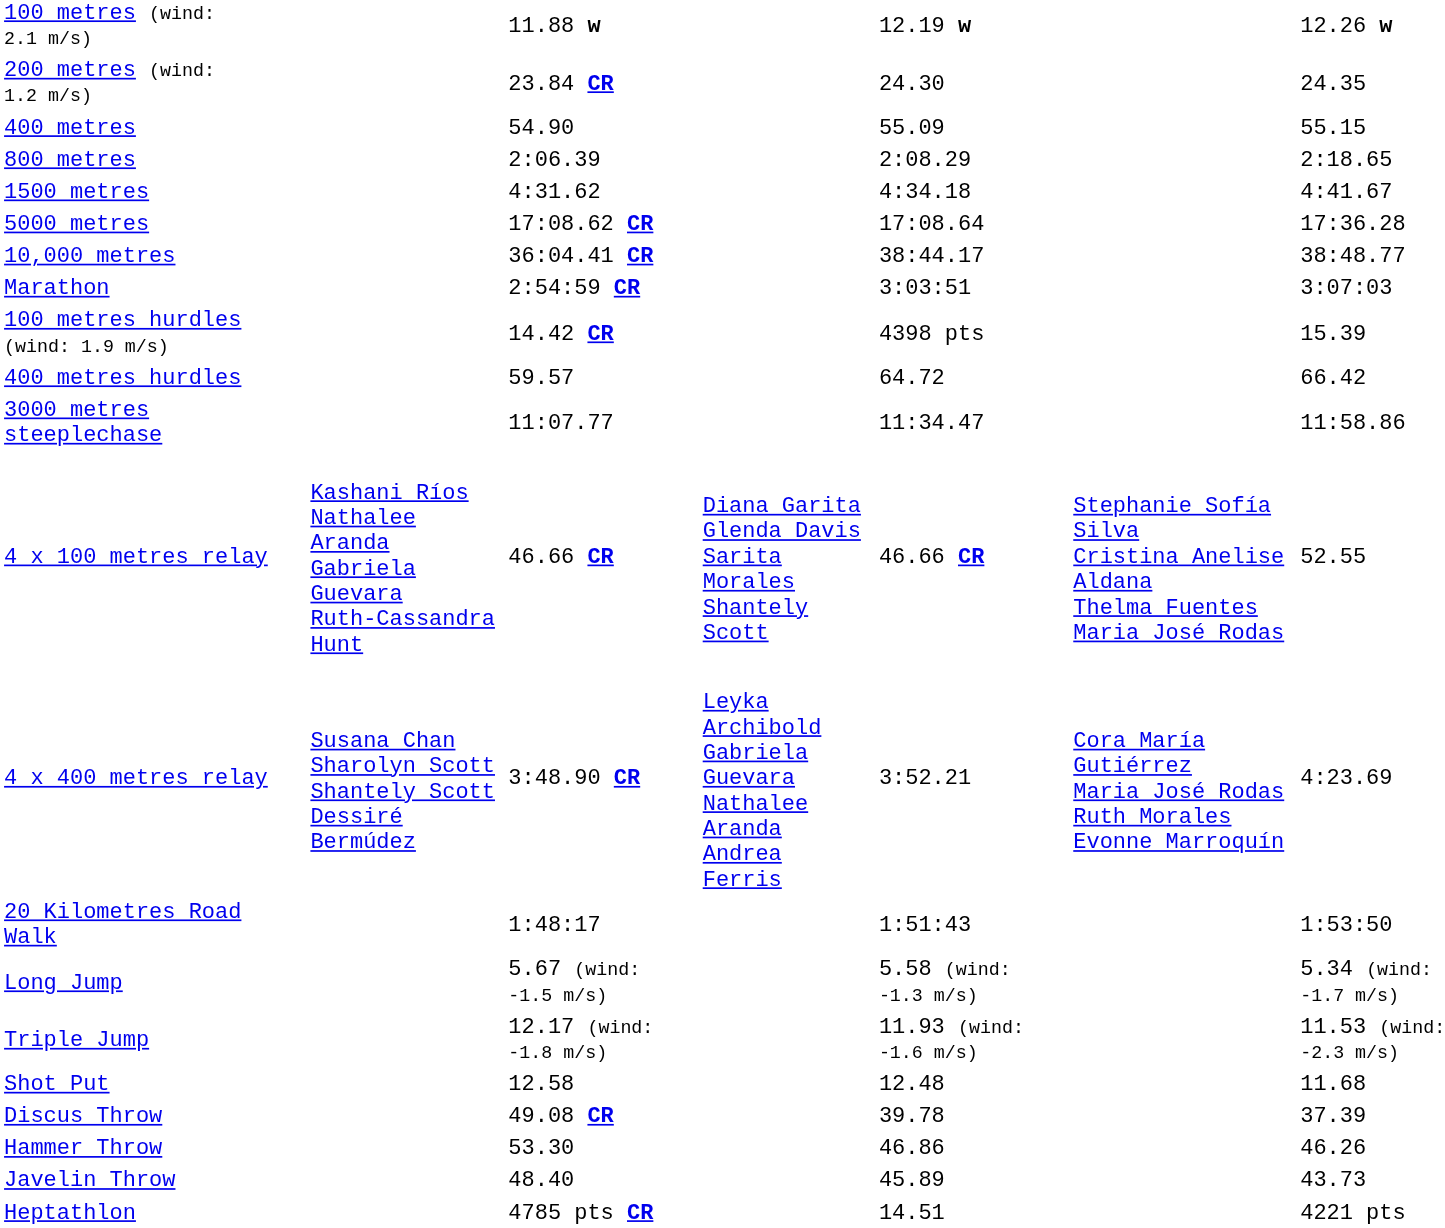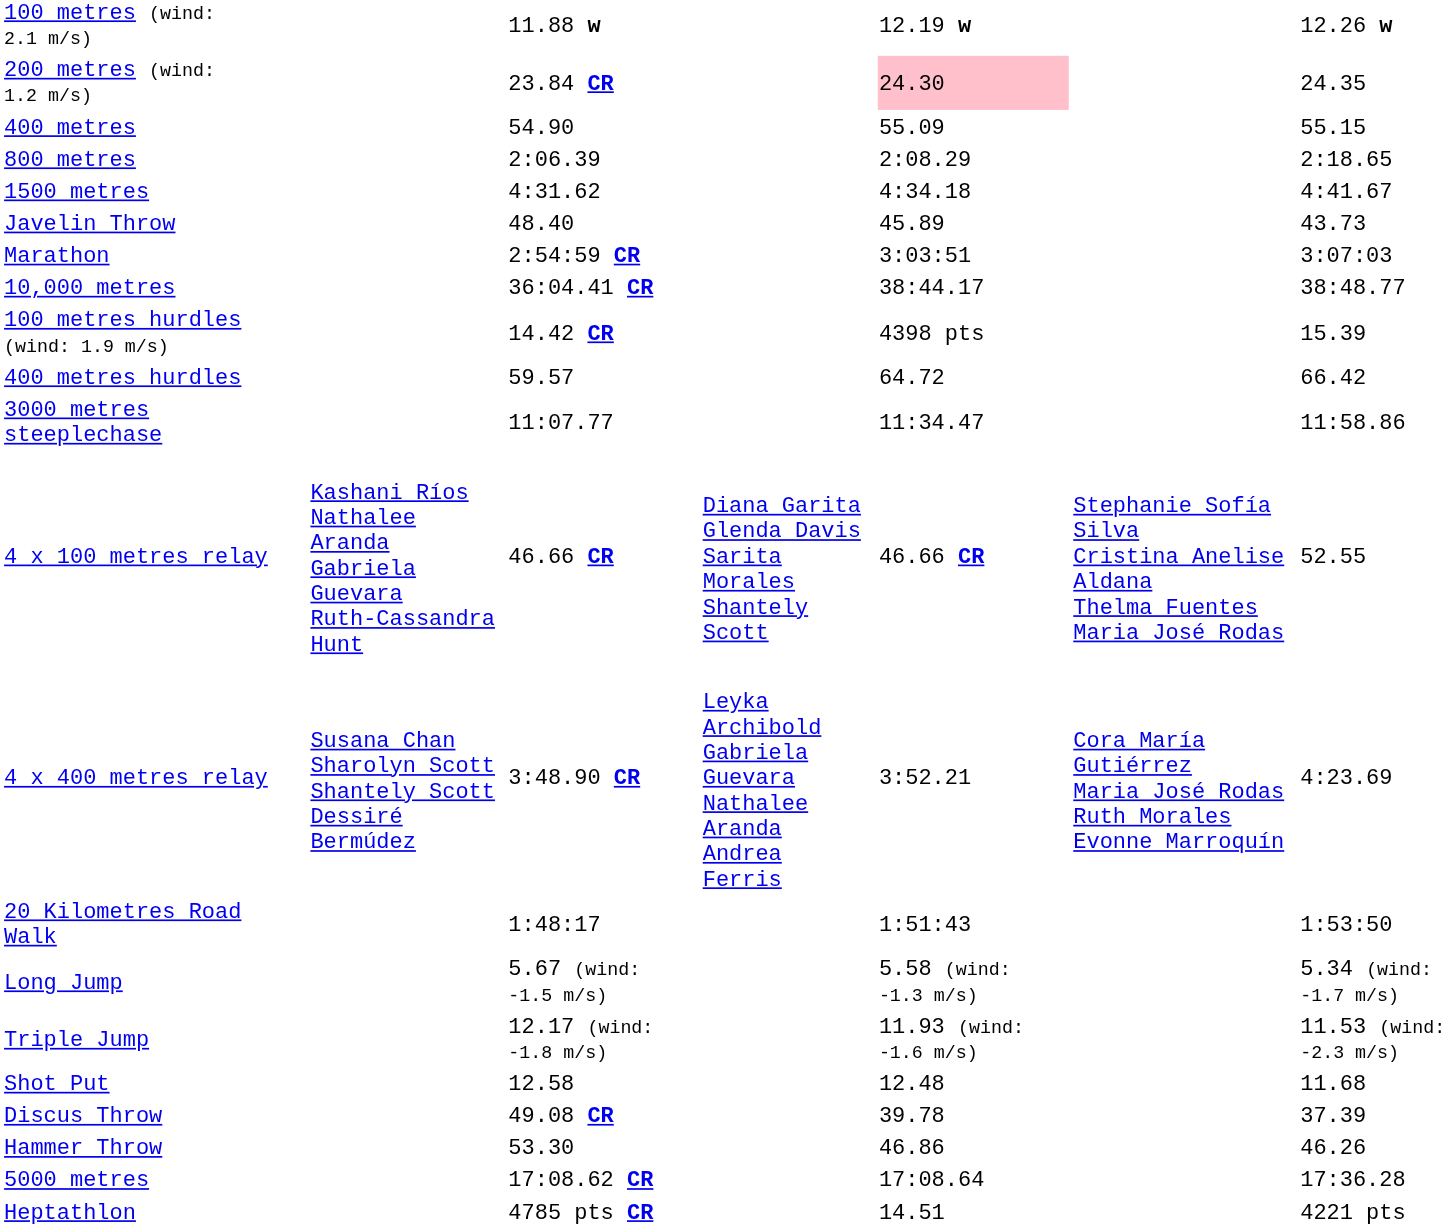(912, 83) no background -> (912, 83) pink background
rows swapped: (77, 224) <-> (90, 1181)
rows swapped: (90, 256) <-> (57, 288)
